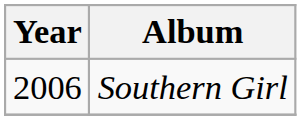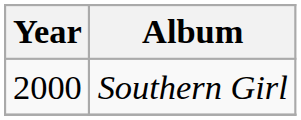(47, 86) 2006 -> (47, 86) 2000
